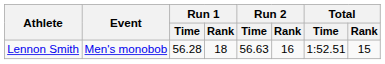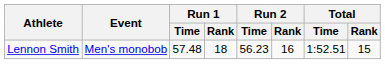(187, 50) 56.28 -> (187, 50) 57.48
(254, 50) 56.63 -> (254, 50) 56.23
